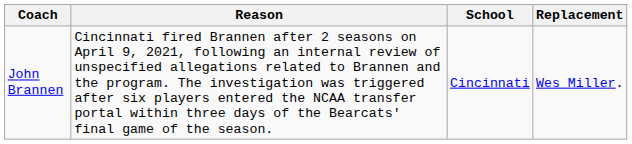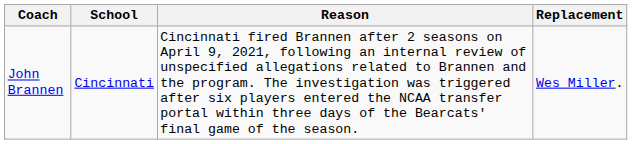columns swapped: (490, 15) <-> (259, 15)
